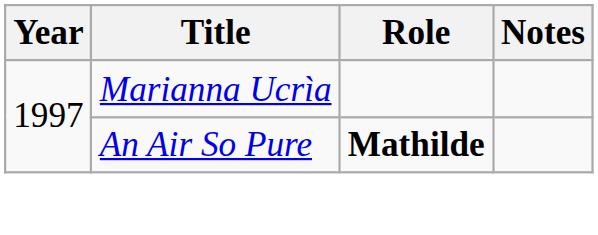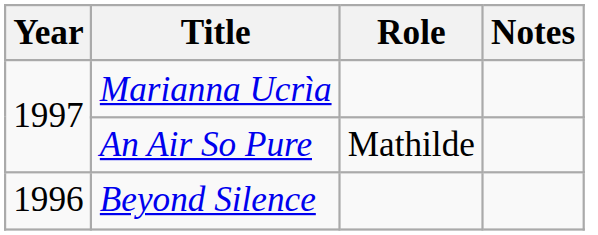(416, 144) bold -> (411, 144) normal
+ row: (208, 199)
